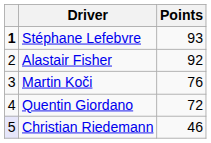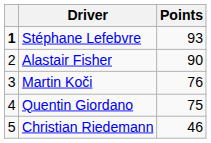(195, 60) 92 -> (195, 60) 90
(195, 104) 72 -> (195, 104) 75
(12, 127) lavender background -> (12, 127) no background
